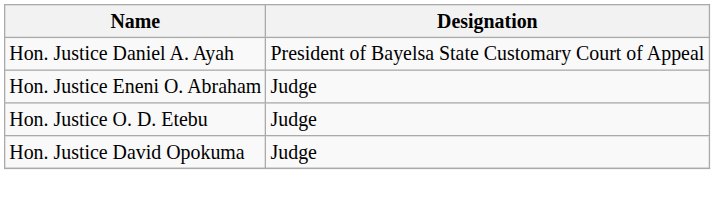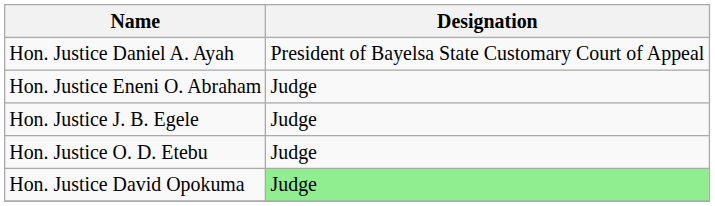+ row: (104, 119)
(294, 152) no background -> (294, 185) lightgreen background
